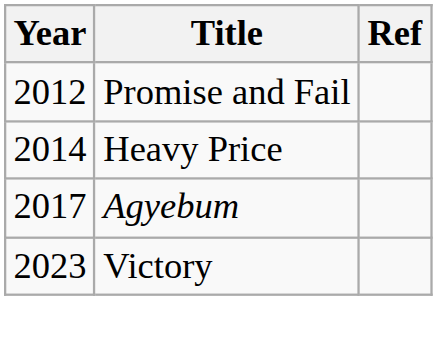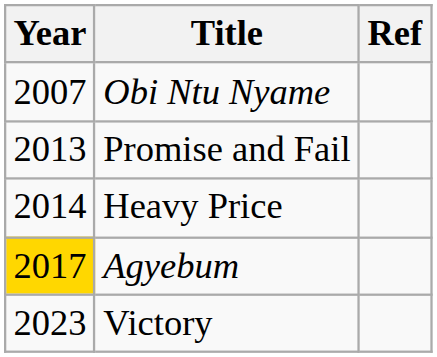+ row: (217, 91)
(50, 91) 2012 -> (50, 149) 2013
(50, 206) no background -> (50, 264) gold background
